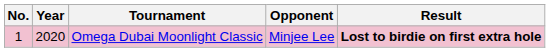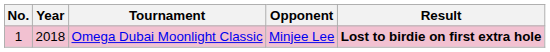(50, 37) 2020 -> (50, 37) 2018
